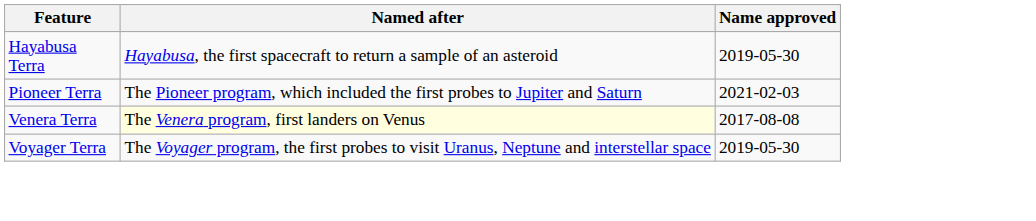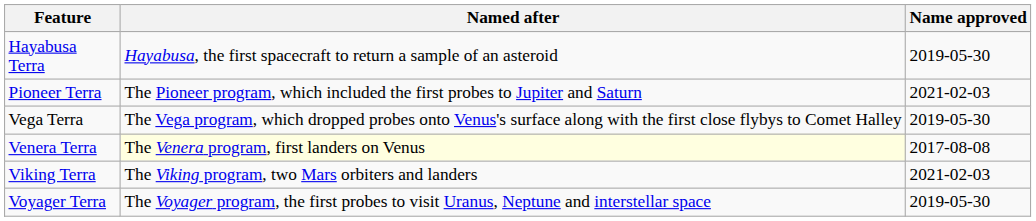+ row: (46, 119)
+ row: (52, 174)
